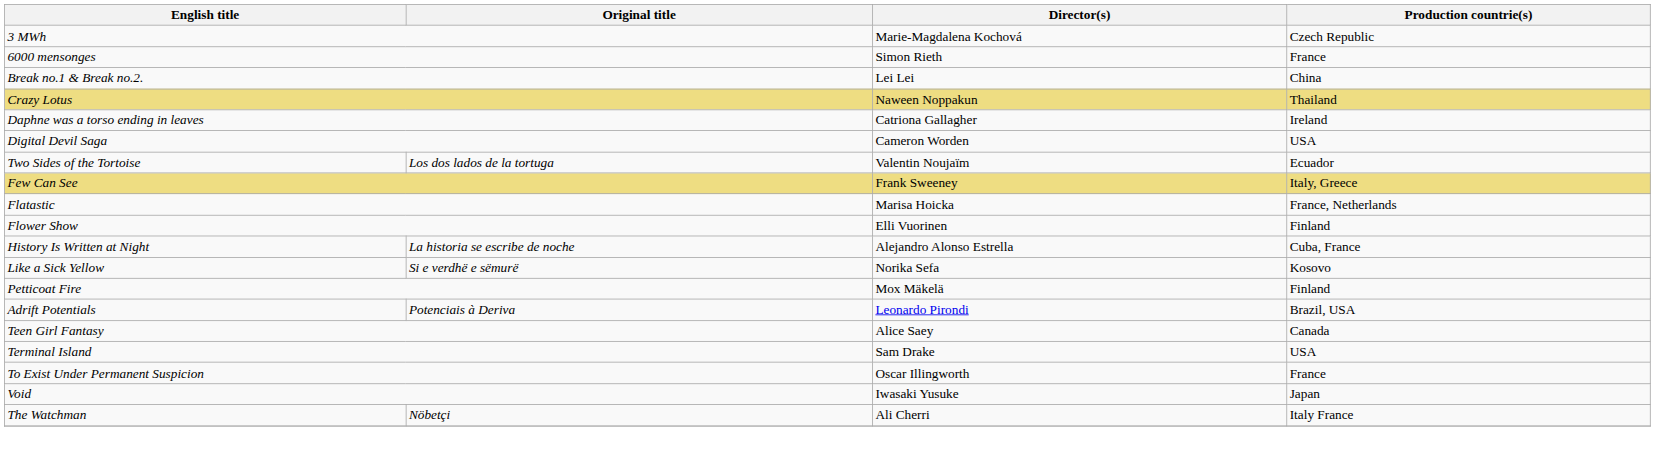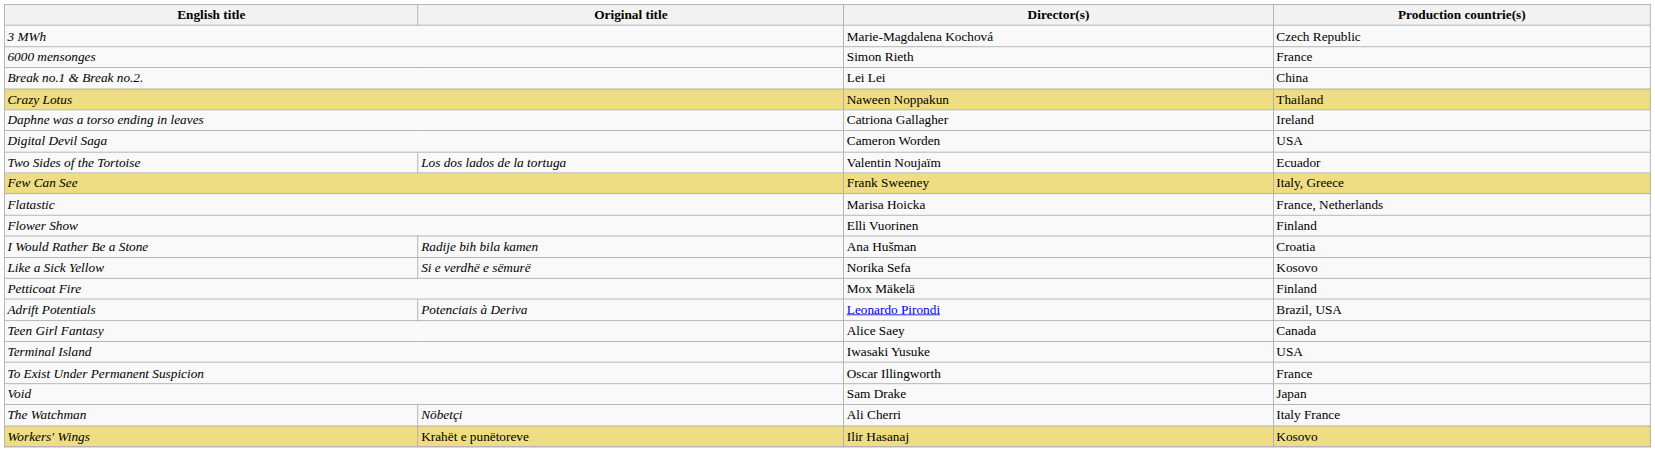- row: (78, 246)
+ row: (78, 246)
(905, 352) Sam Drake -> (888, 352) Iwasaki Yusuke
(917, 394) Iwasaki Yusuke -> (876, 394) Sam Drake
+ row: (49, 436)
